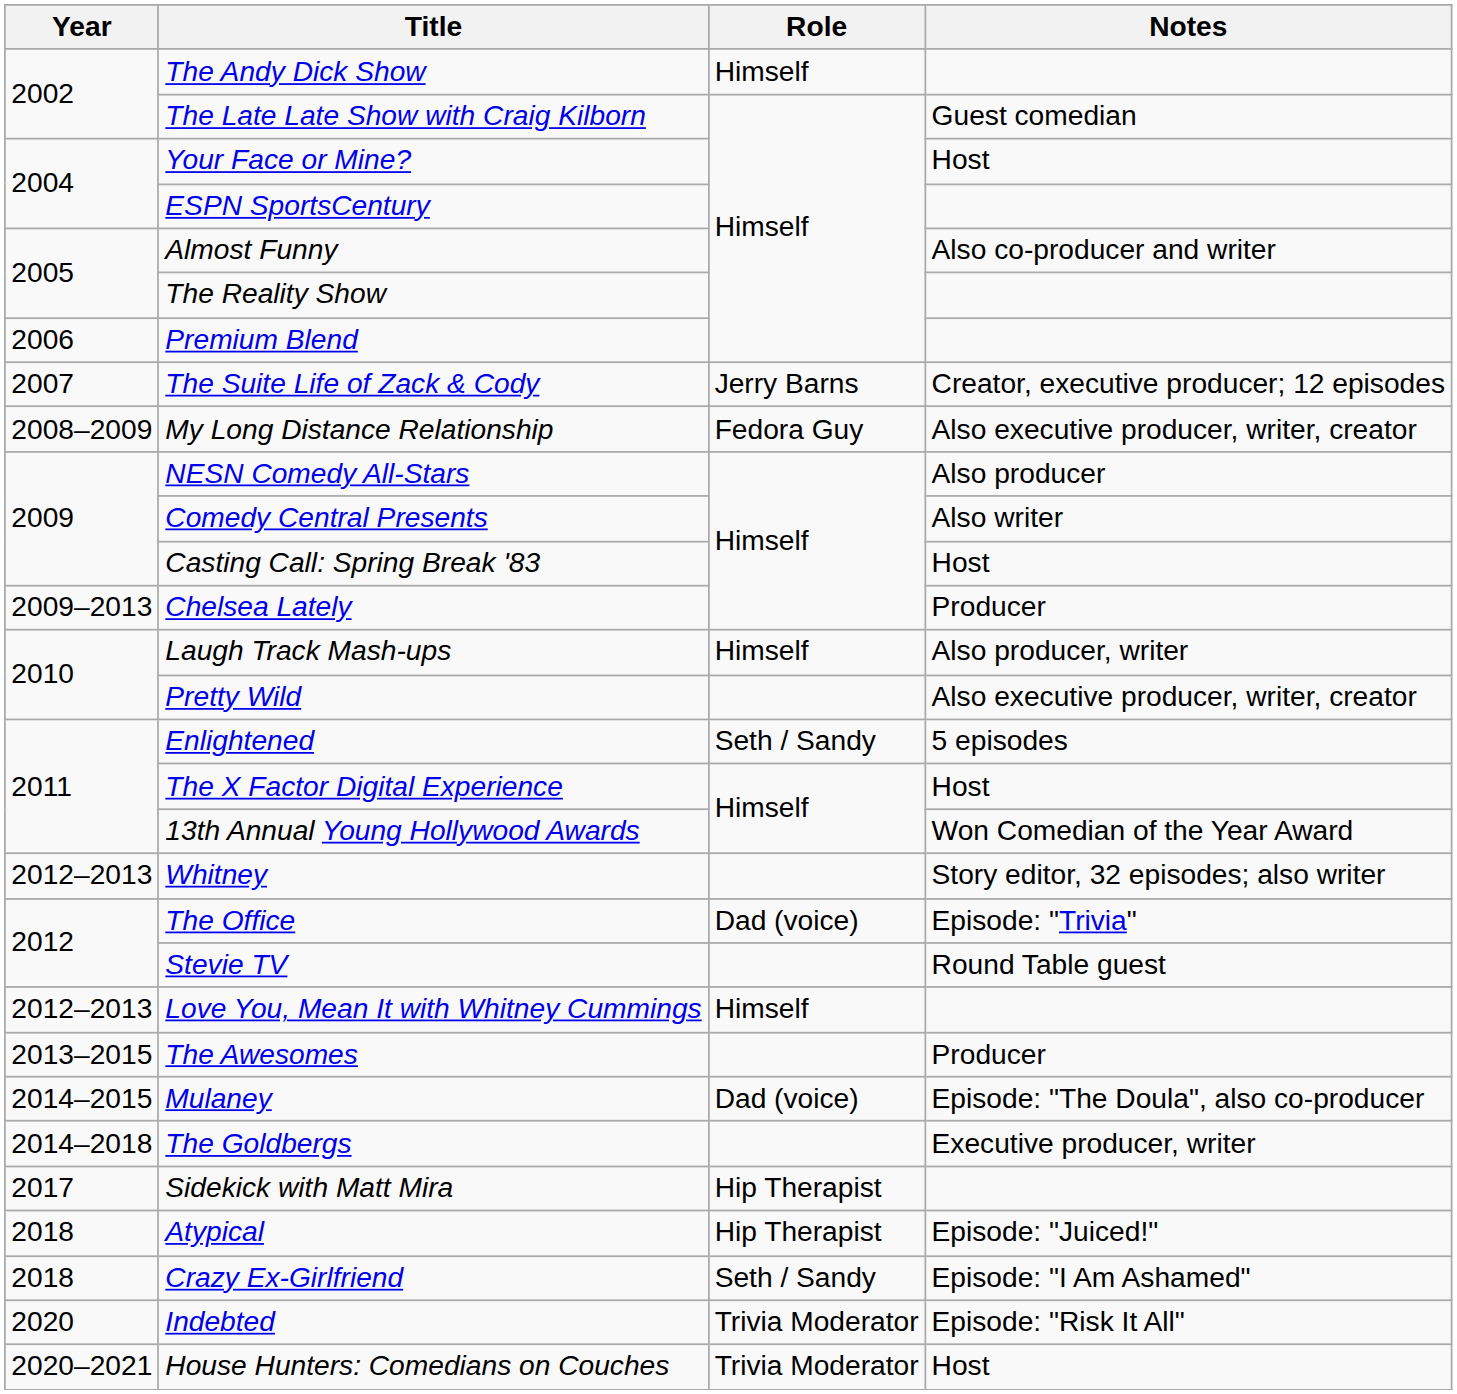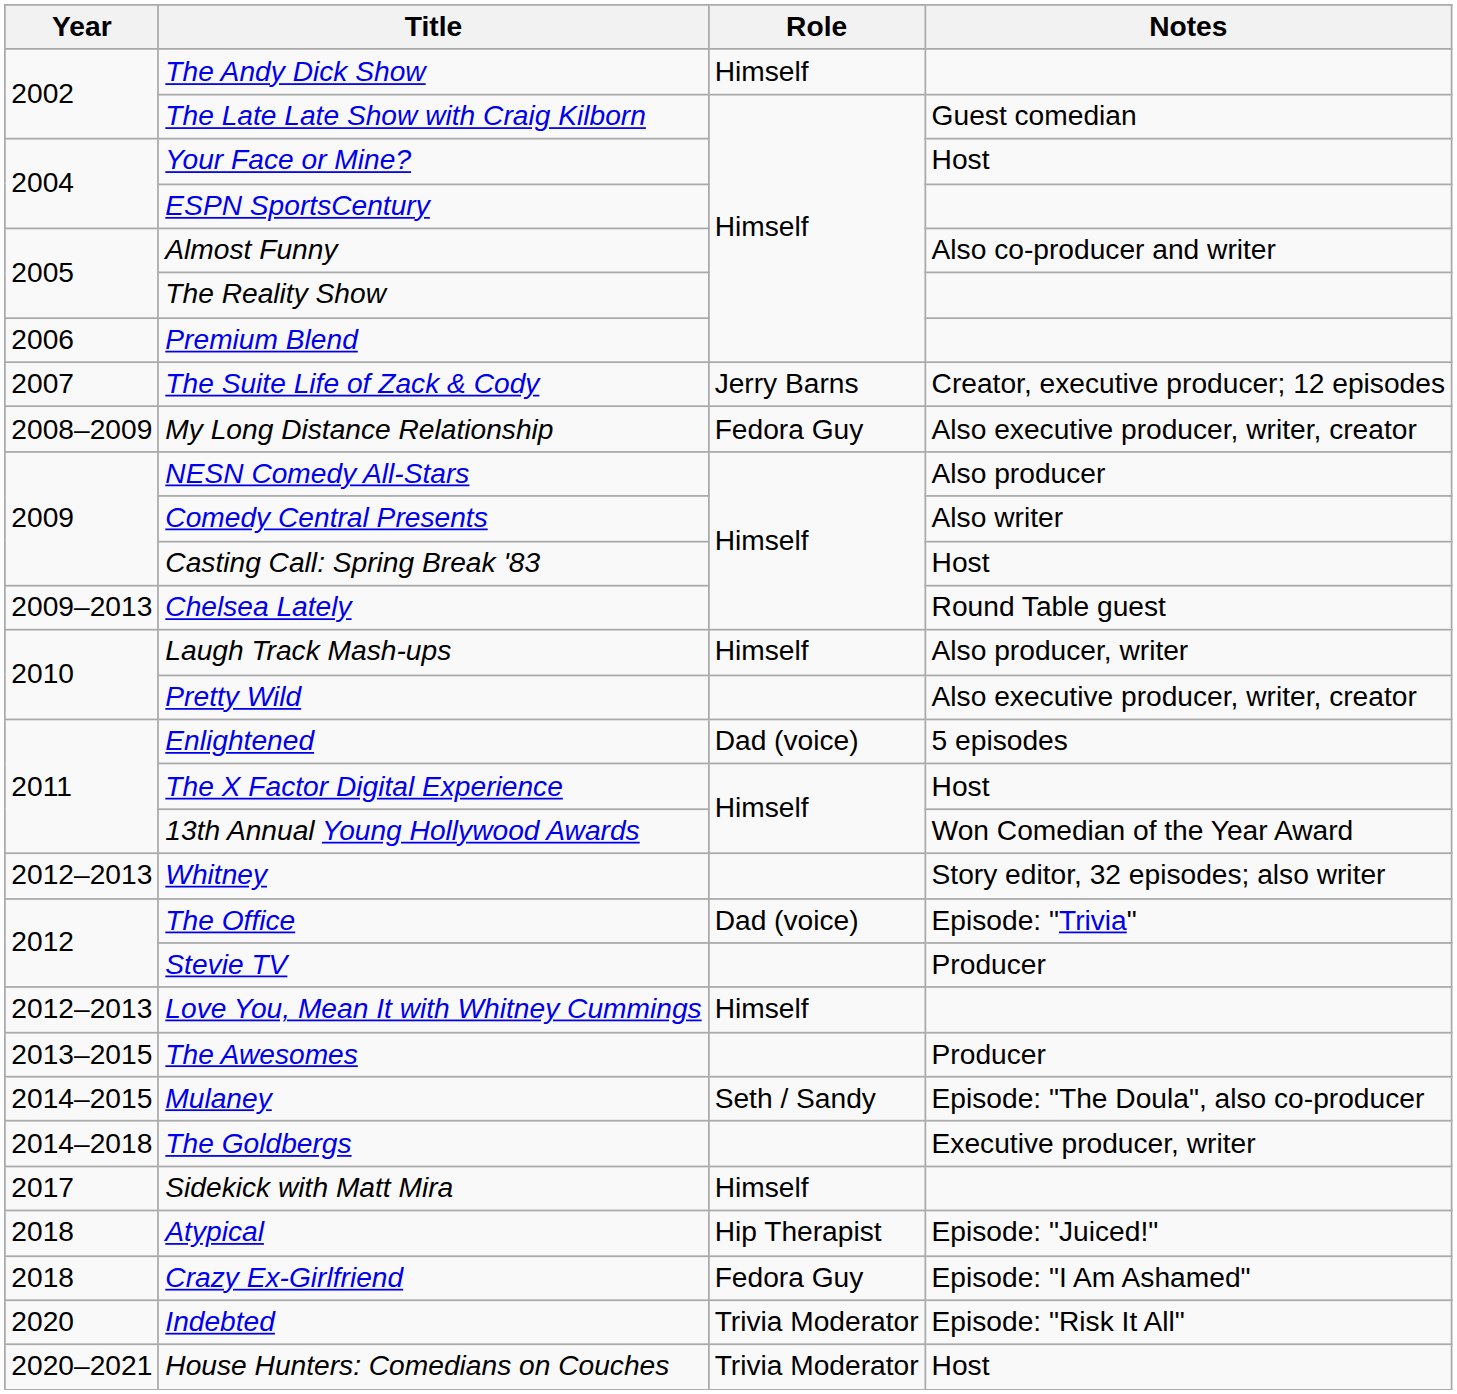(989, 607) Producer -> (1049, 607) Round Table guest
(795, 741) Seth / Sandy -> (787, 741) Dad (voice)
(1049, 964) Round Table guest -> (989, 964) Producer
(787, 1098) Dad (voice) -> (795, 1098) Seth / Sandy
(798, 1187) Hip Therapist -> (762, 1187) Himself
(795, 1277) Seth / Sandy -> (789, 1277) Fedora Guy
